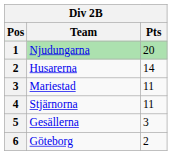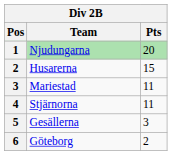(149, 68) 14 -> (149, 68) 15
